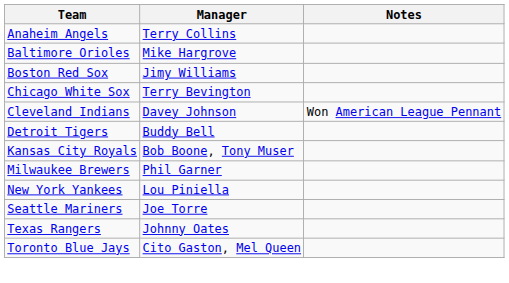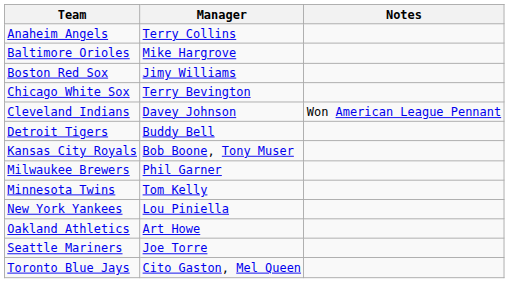+ row: (61, 190)
+ row: (69, 229)
- row: (54, 229)
